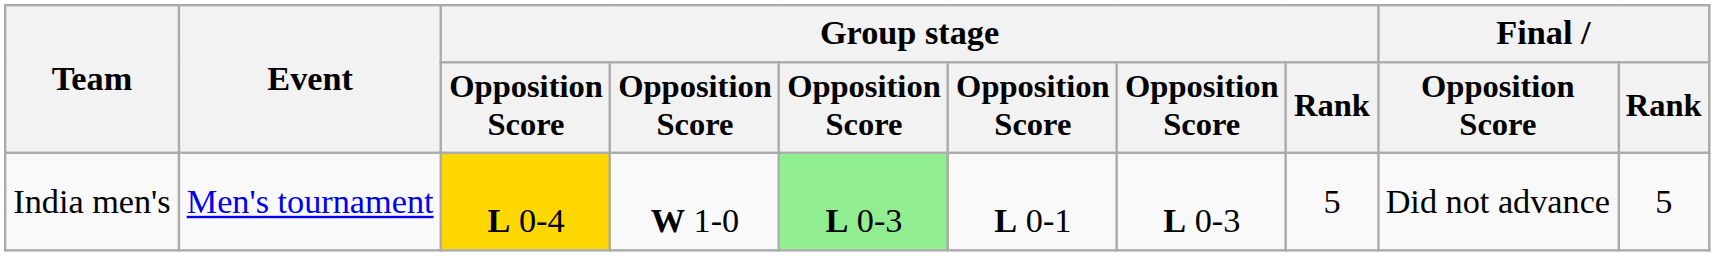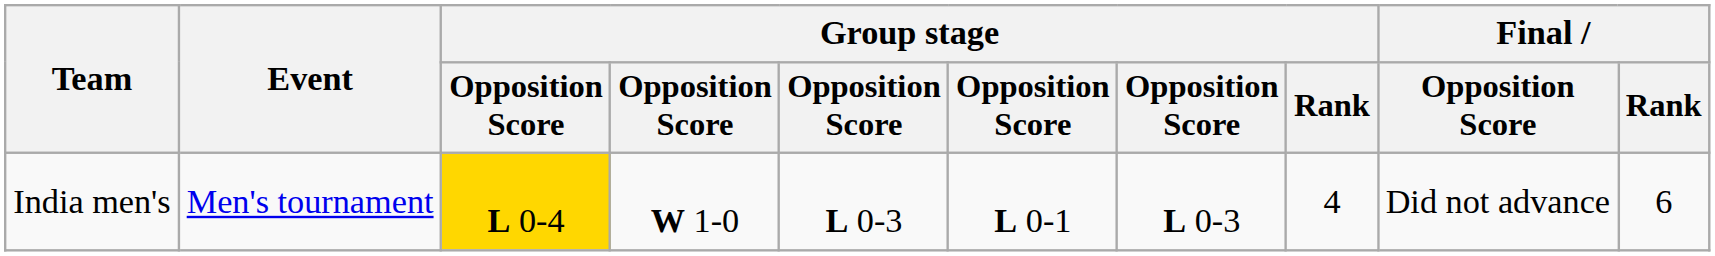(864, 221) lightgreen background -> (864, 221) no background
(1332, 201) 5 -> (1332, 201) 4
(1664, 201) 5 -> (1664, 201) 6
